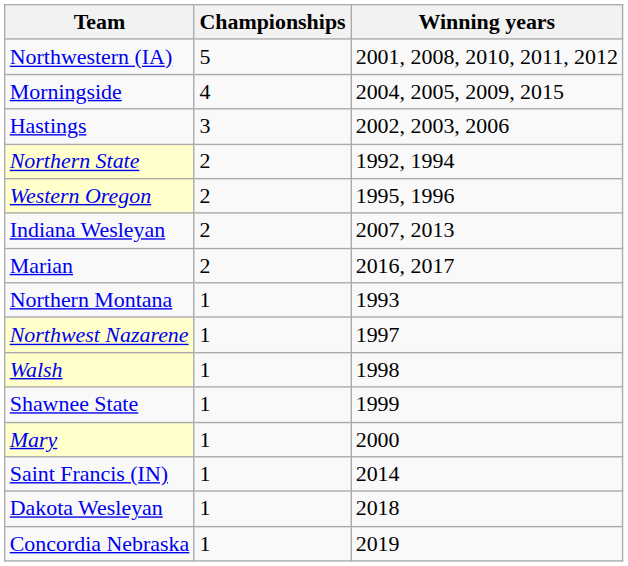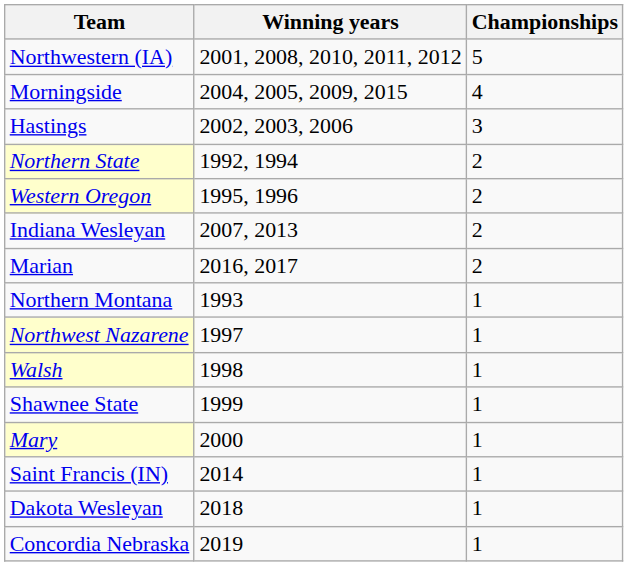columns swapped: (272, 21) <-> (487, 21)
